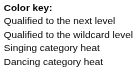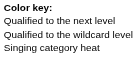- row: (53, 62)
